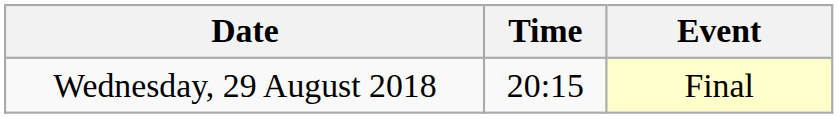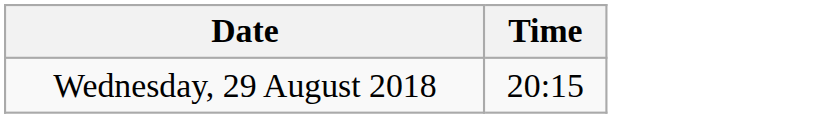- column: (719, 31)
